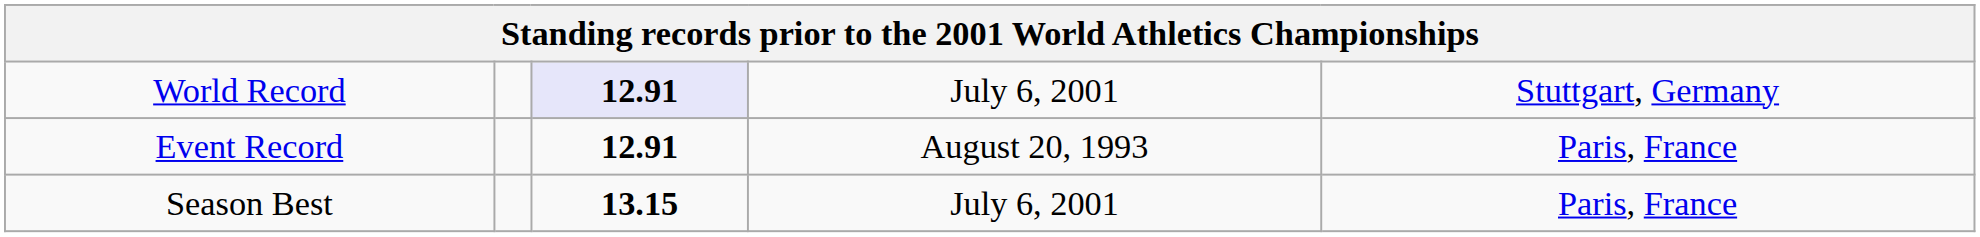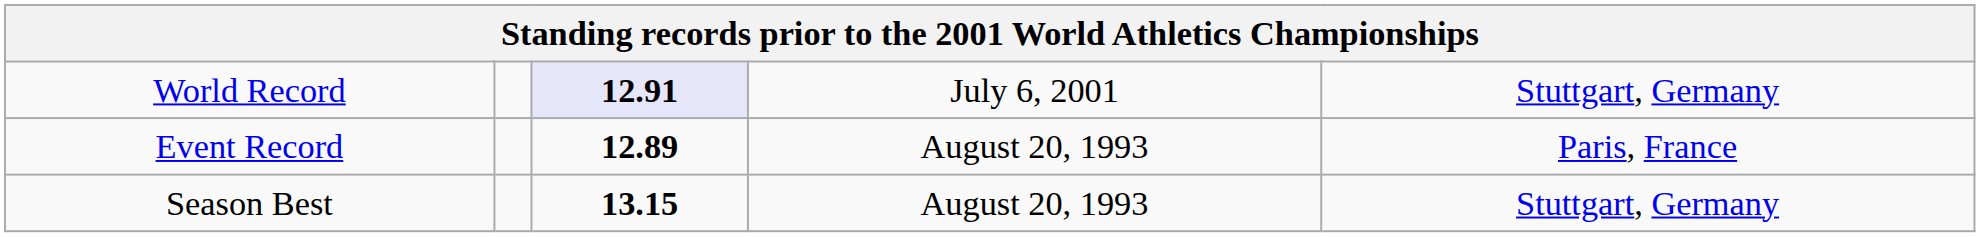(640, 145) 12.91 -> (640, 145) 12.89
(1034, 202) July 6, 2001 -> (1034, 202) August 20, 1993
(1648, 202) Paris, France -> (1648, 202) Stuttgart, Germany
